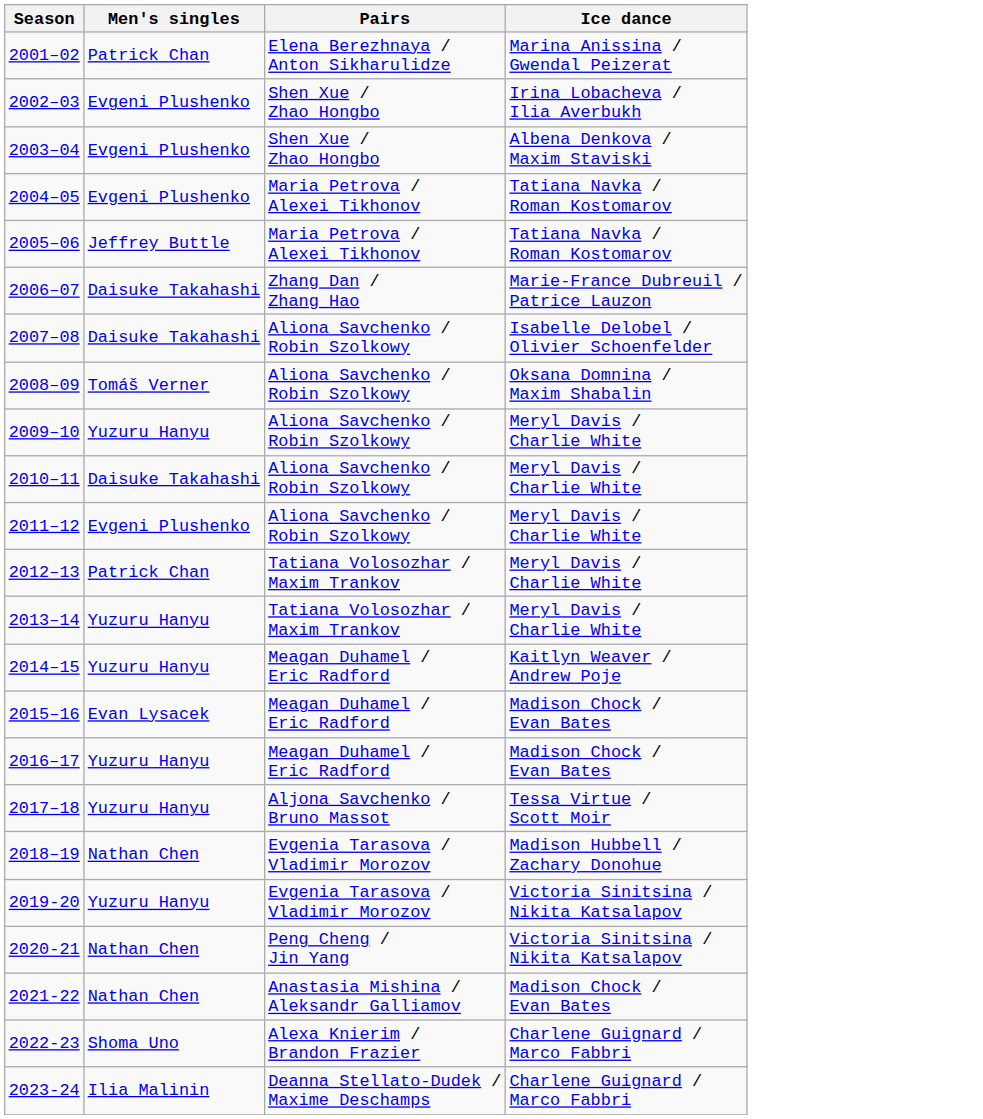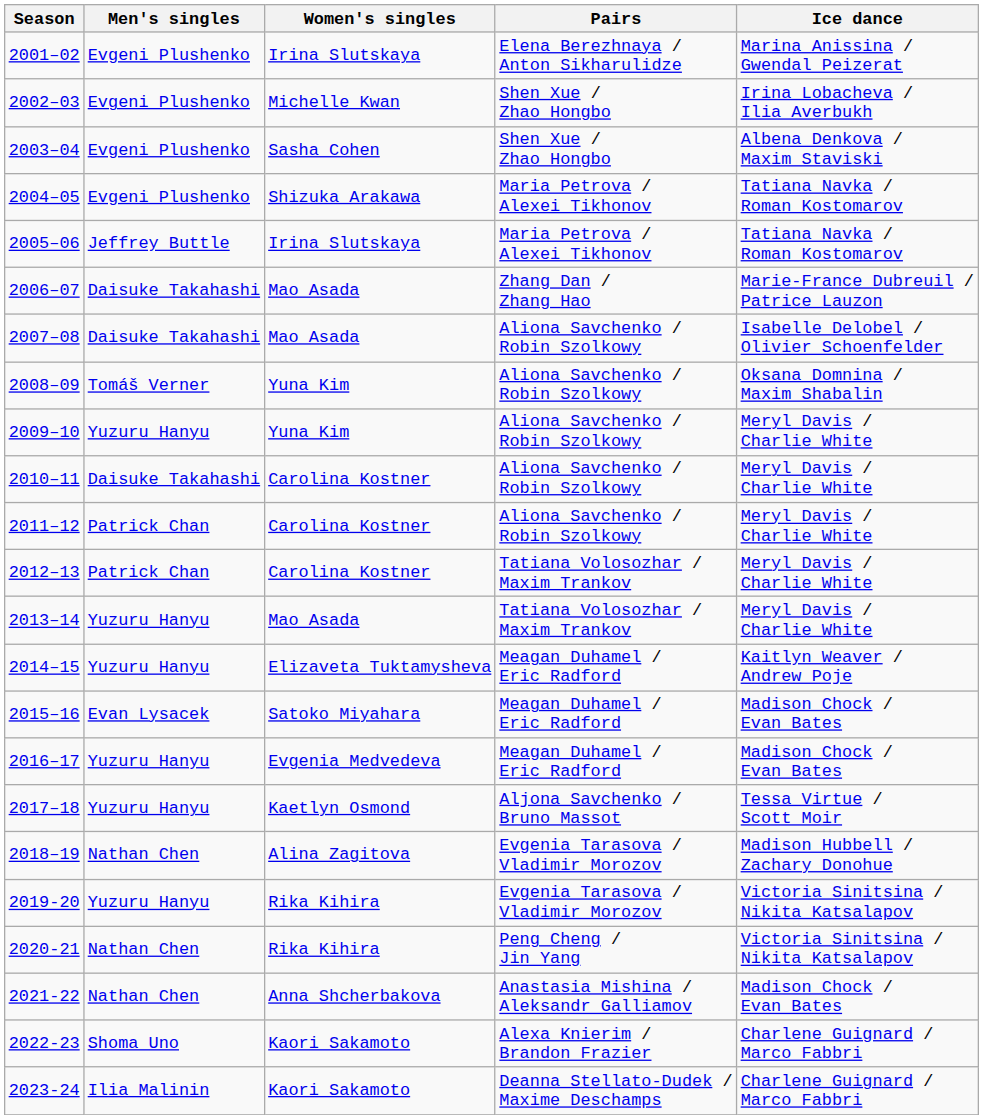+ column: (380, 18)
(149, 56) Patrick Chan -> (169, 56) Evgeni Plushenko
(169, 526) Evgeni Plushenko -> (149, 526) Patrick Chan
